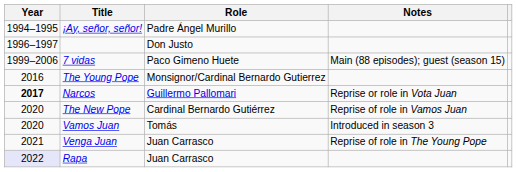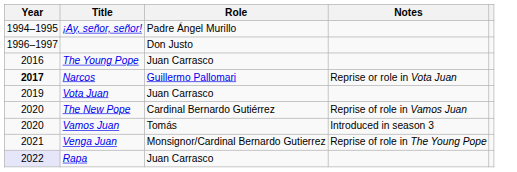- row: (79, 61)
(236, 77) Monsignor/Cardinal Bernardo Gutierrez -> (180, 61) Juan Carrasco
+ row: (86, 93)
(180, 142) Juan Carrasco -> (236, 142) Monsignor/Cardinal Bernardo Gutierrez
